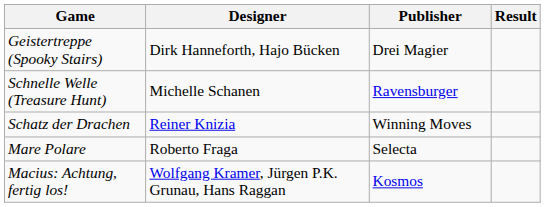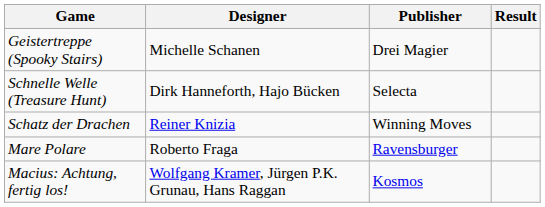(245, 49) Dirk Hanneforth, Hajo Bücken -> (205, 49) Michelle Schanen
(205, 91) Michelle Schanen -> (245, 91) Dirk Hanneforth, Hajo Bücken
(415, 91) Ravensburger -> (395, 91) Selecta
(395, 148) Selecta -> (415, 148) Ravensburger
